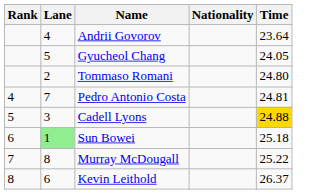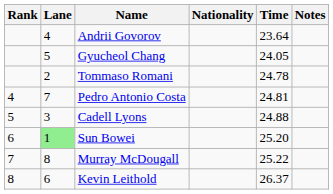+ column: (310, 14)
(274, 76) 24.80 -> (274, 76) 24.78
(274, 117) gold background -> (274, 117) no background
(274, 138) 25.18 -> (274, 138) 25.20
